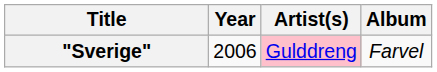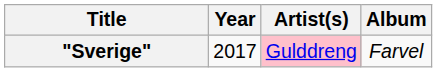(235, 50) 2006 -> (235, 50) 2017
